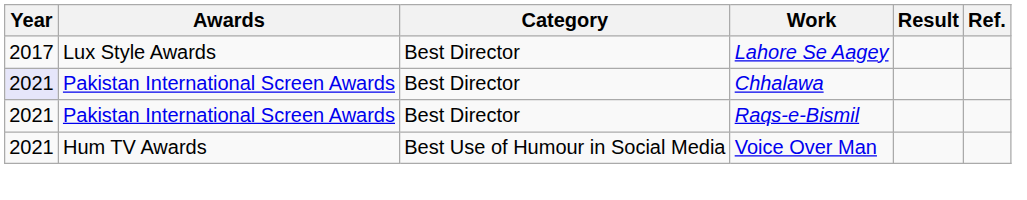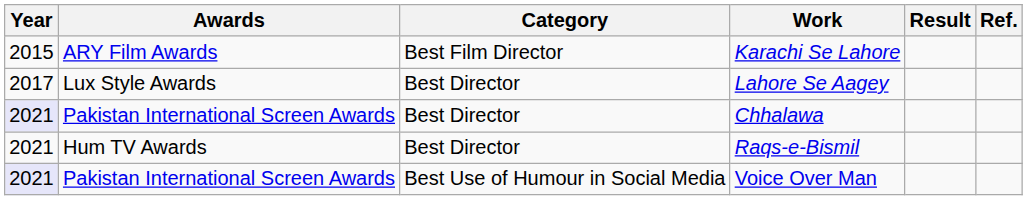+ row: (818, 52)
(229, 115) Pakistan International Screen Awards -> (135, 147) Hum TV Awards
(31, 147) no background -> (31, 178) lavender background
(135, 147) Hum TV Awards -> (229, 178) Pakistan International Screen Awards
